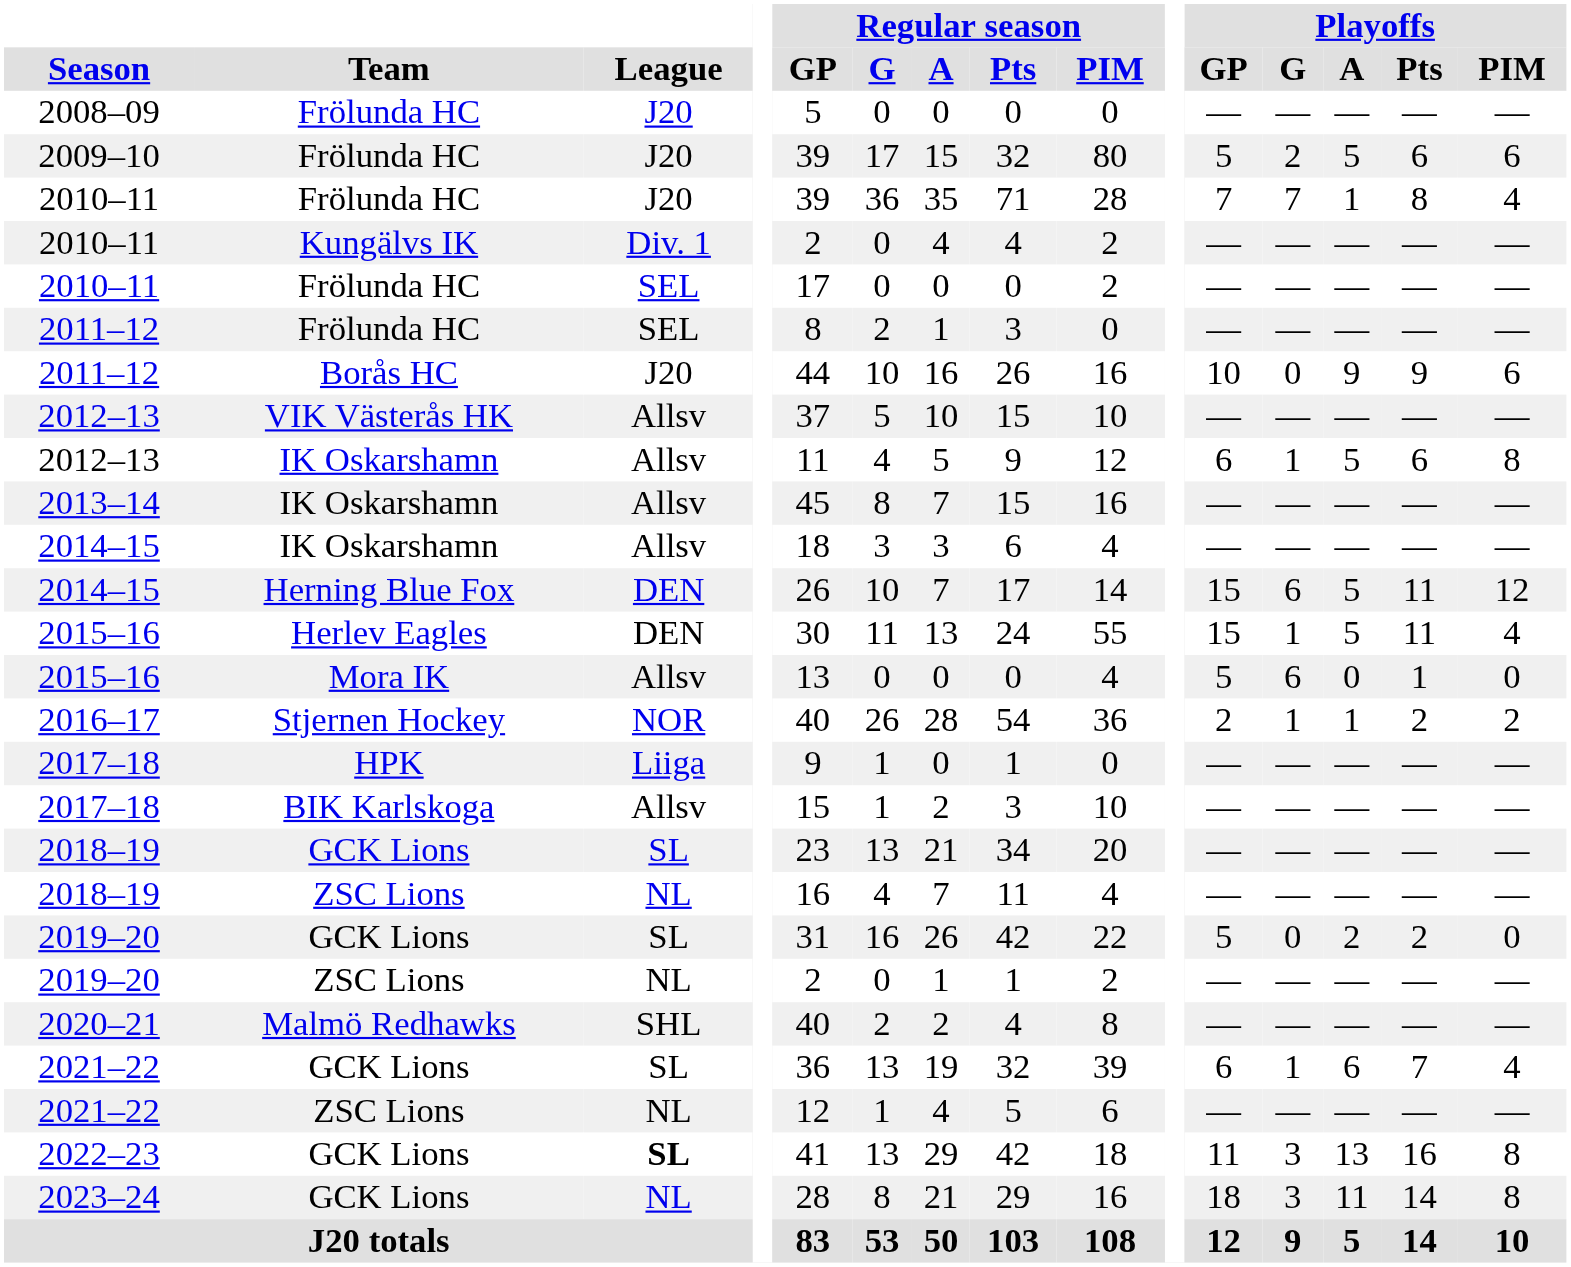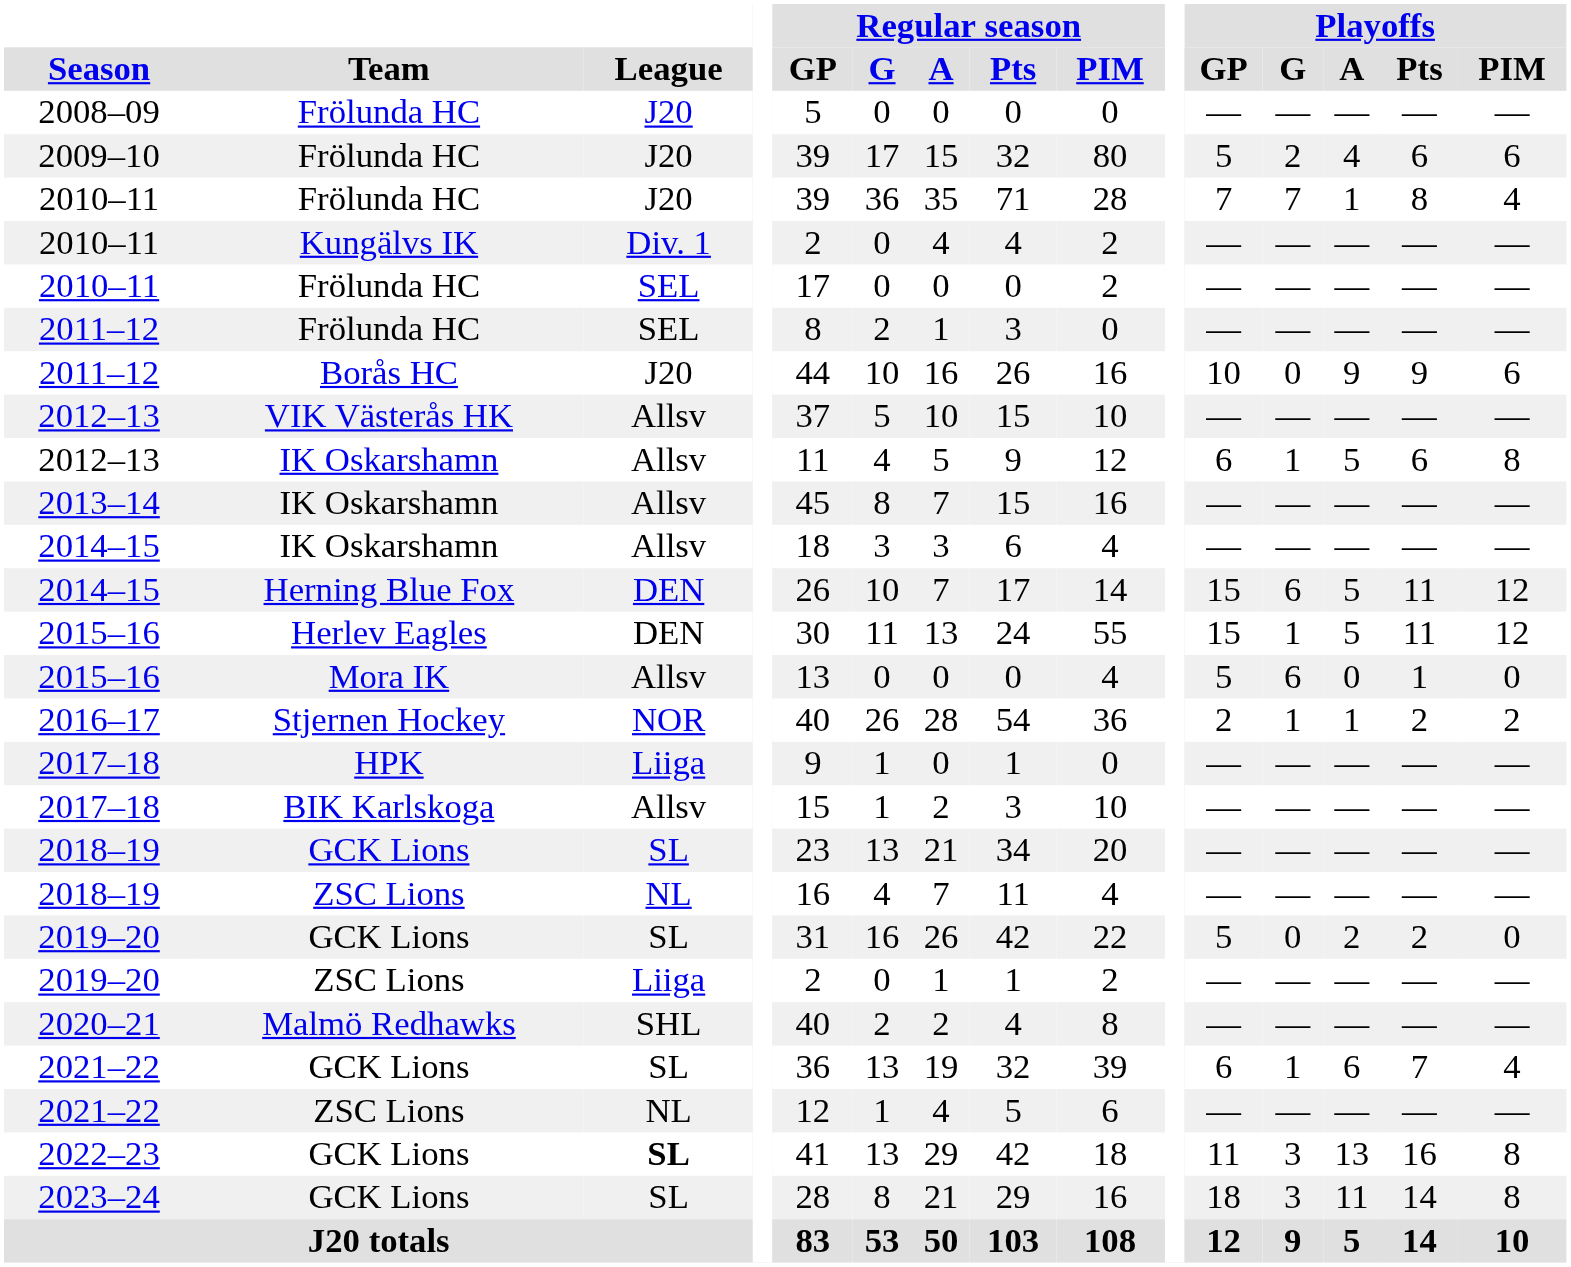(1352, 155) 5 -> (1352, 155) 4
(1512, 632) 4 -> (1512, 632) 12
(669, 979) NL -> (669, 979) Liiga
(669, 1196) NL -> (669, 1196) SL
